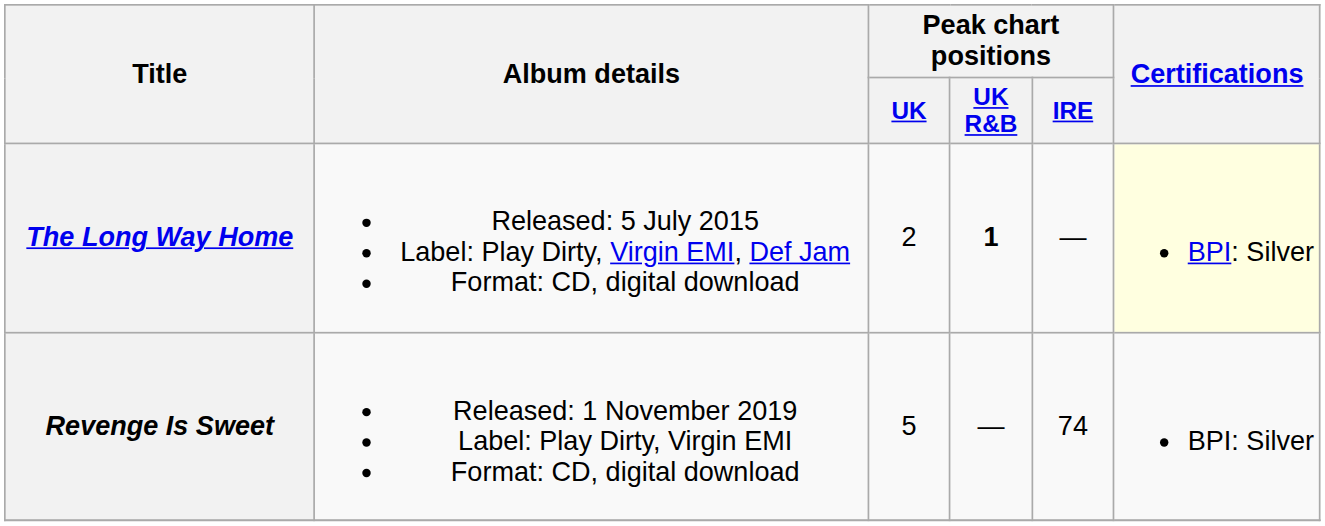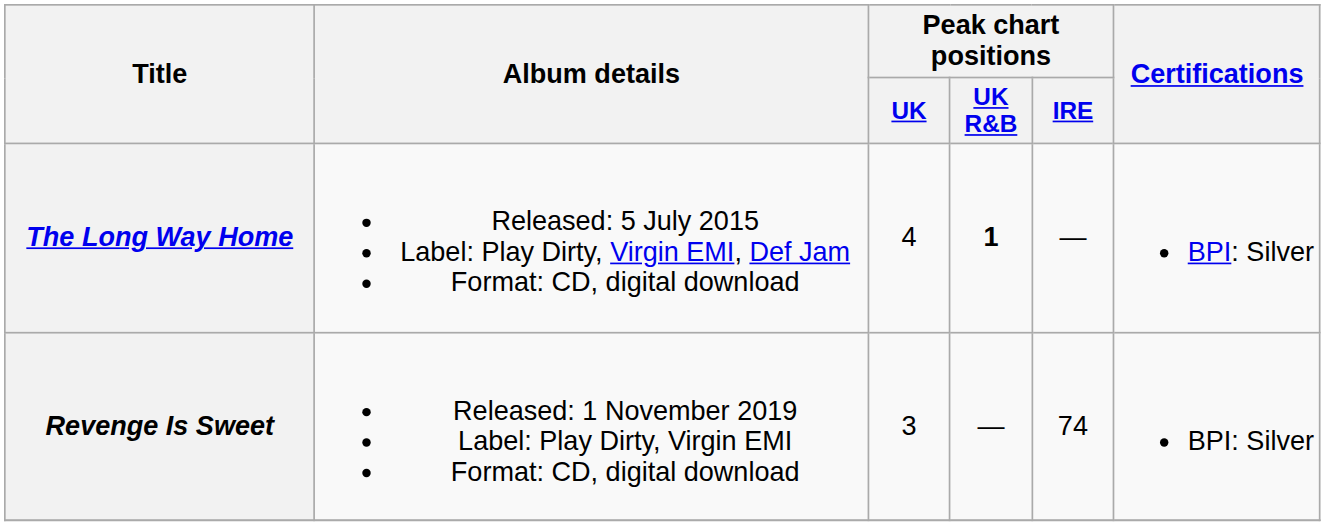(909, 237) 2 -> (909, 237) 4
(1217, 253) lightyellow background -> (1217, 253) no background
(909, 425) 5 -> (909, 425) 3
